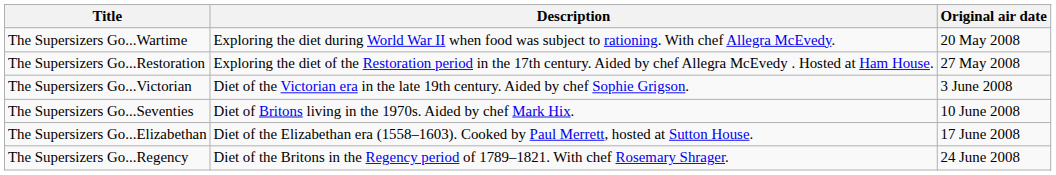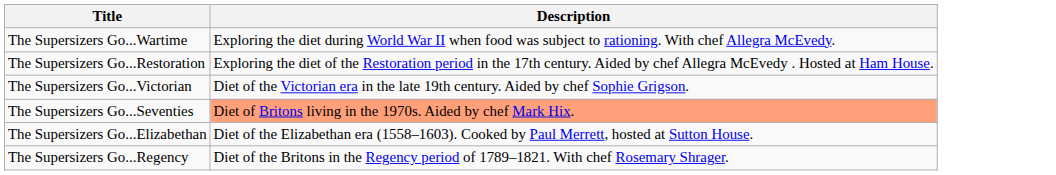- column: (994, 16)
(394, 110) no background -> (394, 110) lightsalmon background
